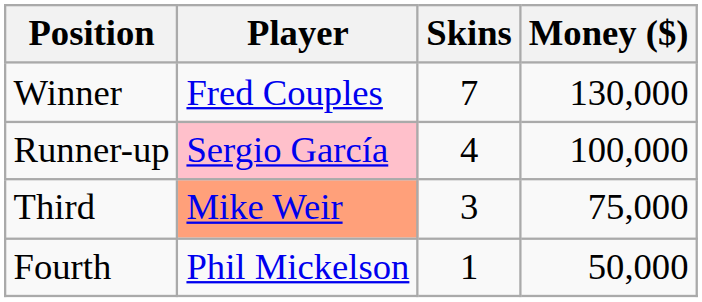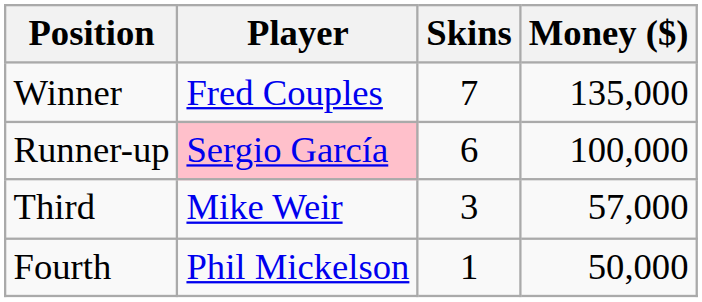(629, 91) 130,000 -> (629, 91) 135,000
(469, 149) 4 -> (469, 149) 6
(265, 207) lightsalmon background -> (265, 207) no background
(638, 207) 75,000 -> (638, 207) 57,000
